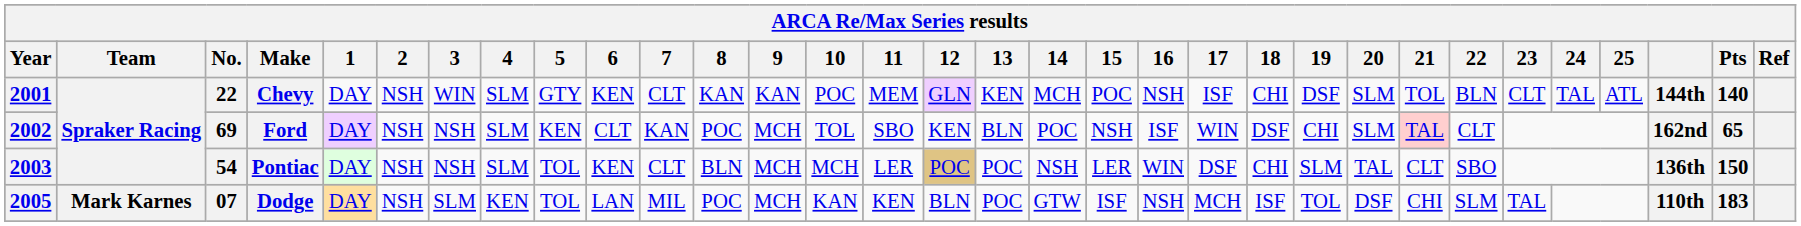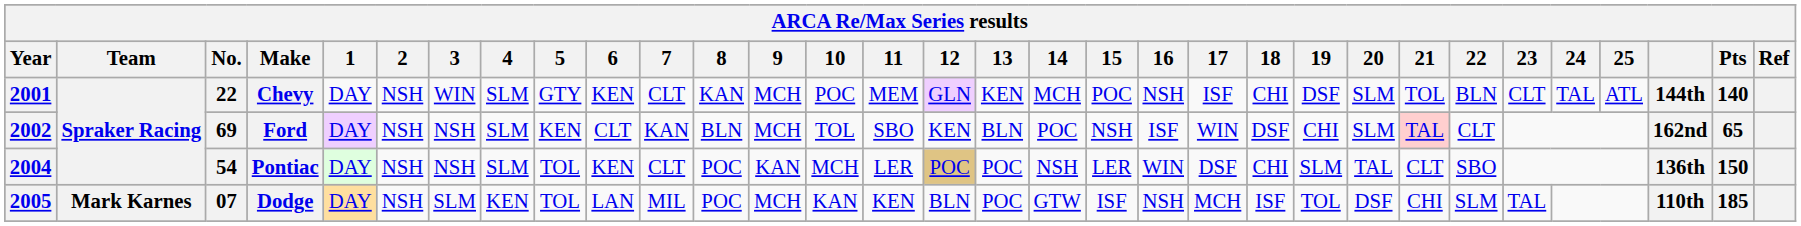(778, 94) KAN -> (778, 94) MCH
(722, 130) POC -> (722, 130) BLN
(31, 166) 2003 -> (31, 166) 2004
(722, 166) BLN -> (722, 166) POC
(778, 166) MCH -> (778, 166) KAN
(1733, 202) 183 -> (1733, 202) 185
